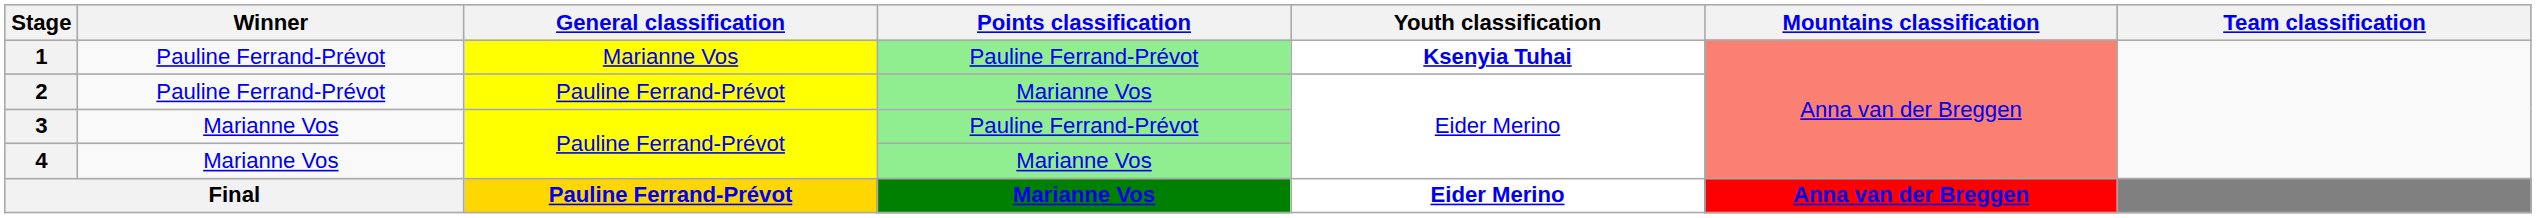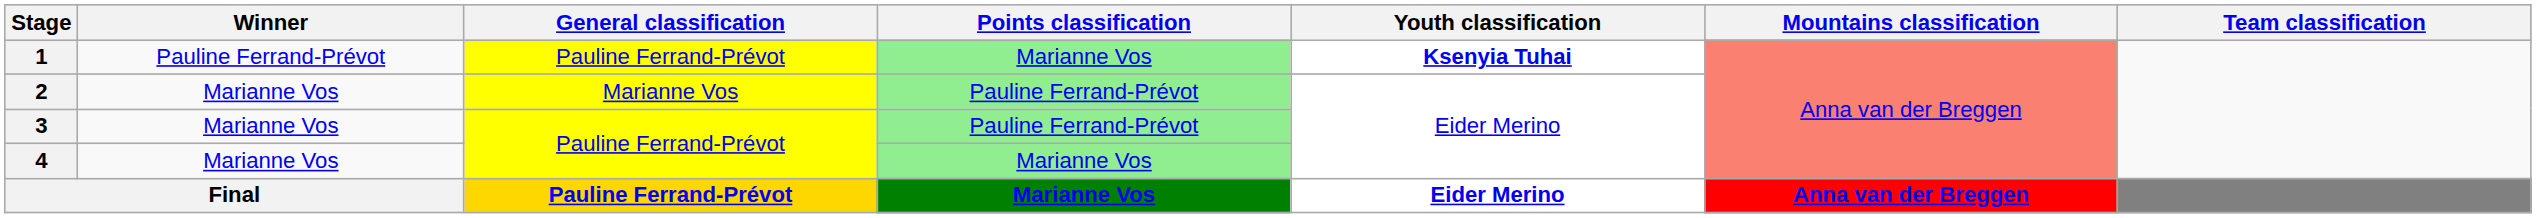(671, 56) Marianne Vos -> (671, 56) Pauline Ferrand-Prévot
(1084, 56) Pauline Ferrand-Prévot -> (1084, 56) Marianne Vos
(271, 91) Pauline Ferrand-Prévot -> (271, 91) Marianne Vos
(671, 91) Pauline Ferrand-Prévot -> (671, 91) Marianne Vos
(1084, 91) Marianne Vos -> (1084, 91) Pauline Ferrand-Prévot
